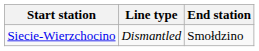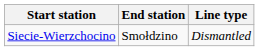columns swapped: (219, 14) <-> (151, 14)
